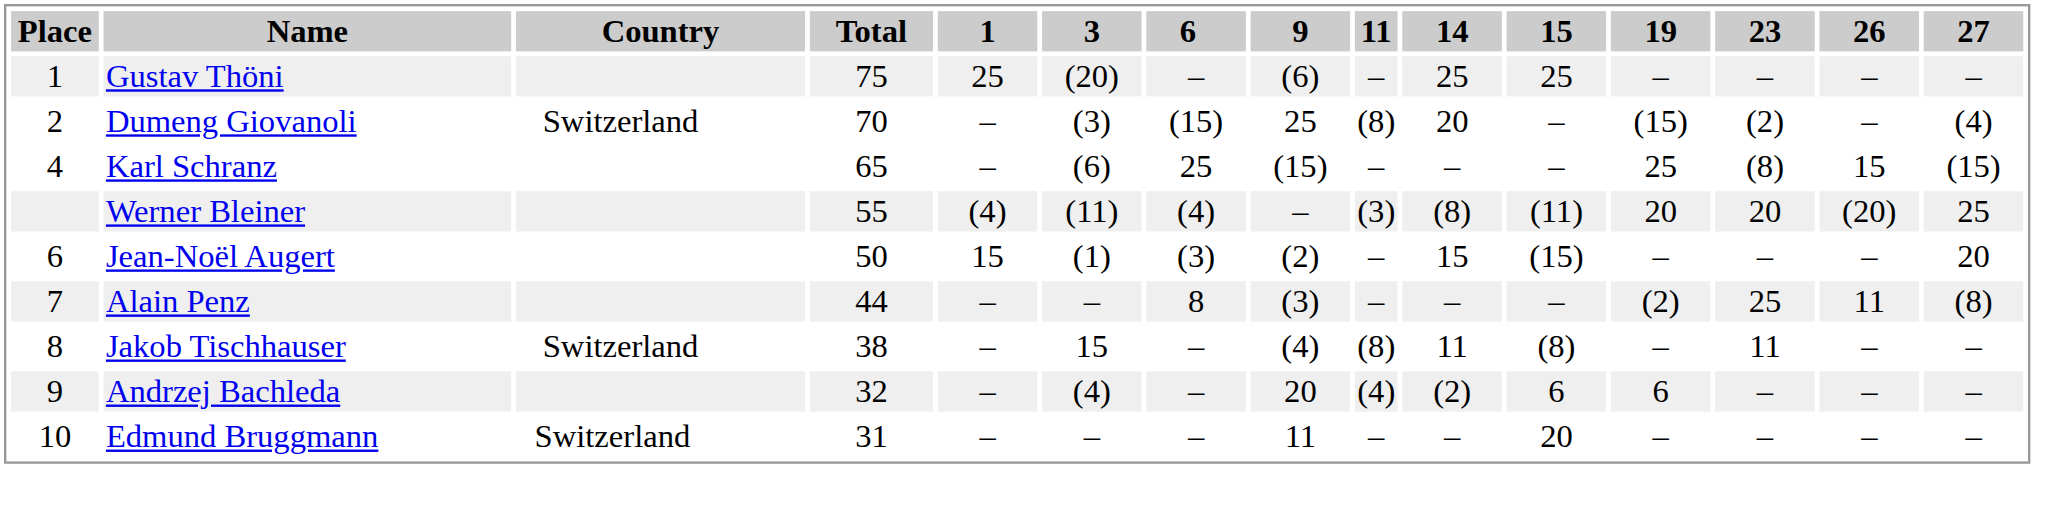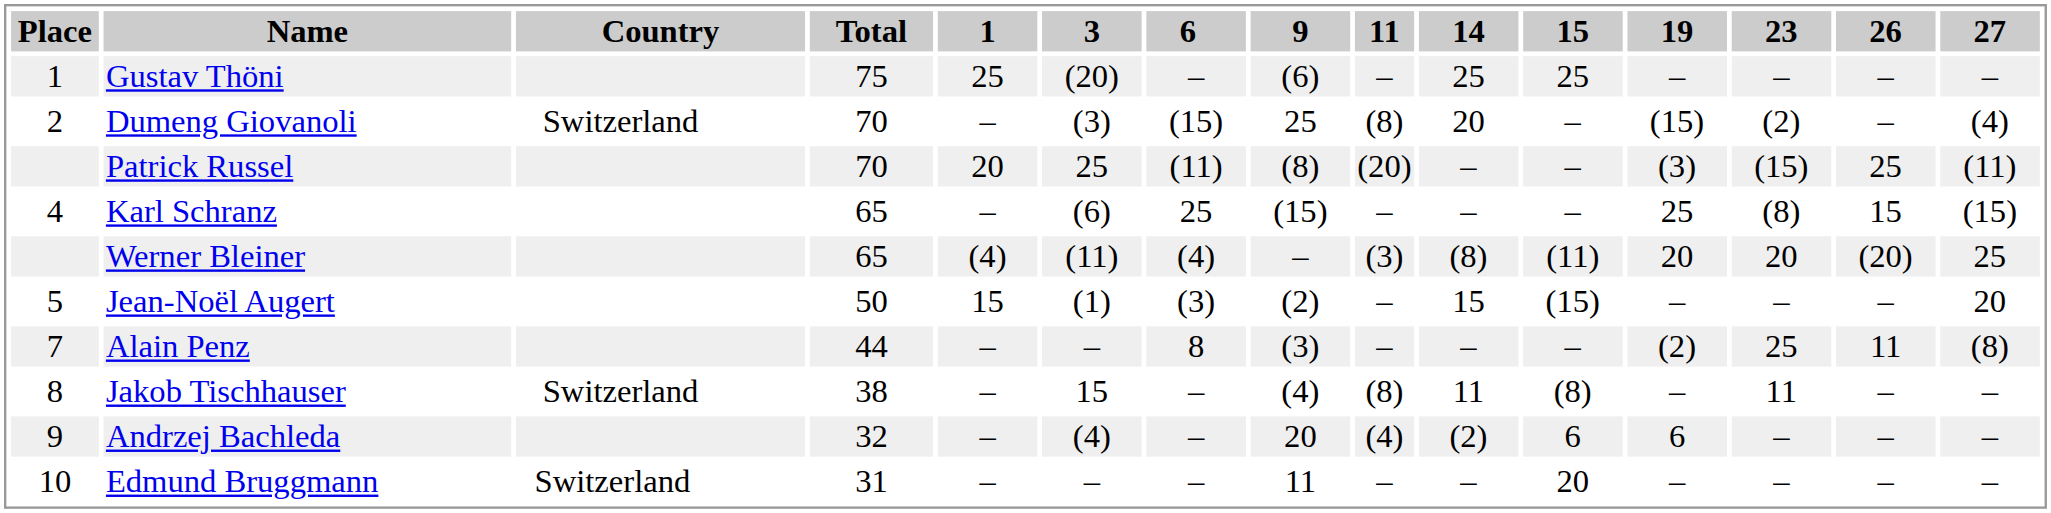+ row: (200, 166)
(871, 211) 55 -> (871, 256) 65
(55, 256) 6 -> (55, 301) 5
